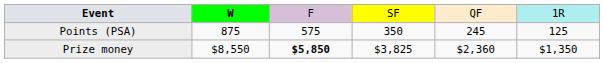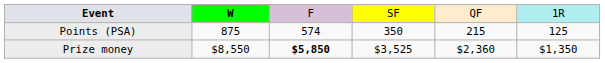(311, 31) 575 -> (311, 31) 574
(476, 31) 245 -> (476, 31) 215
(393, 49) $3,825 -> (393, 49) $3,525
